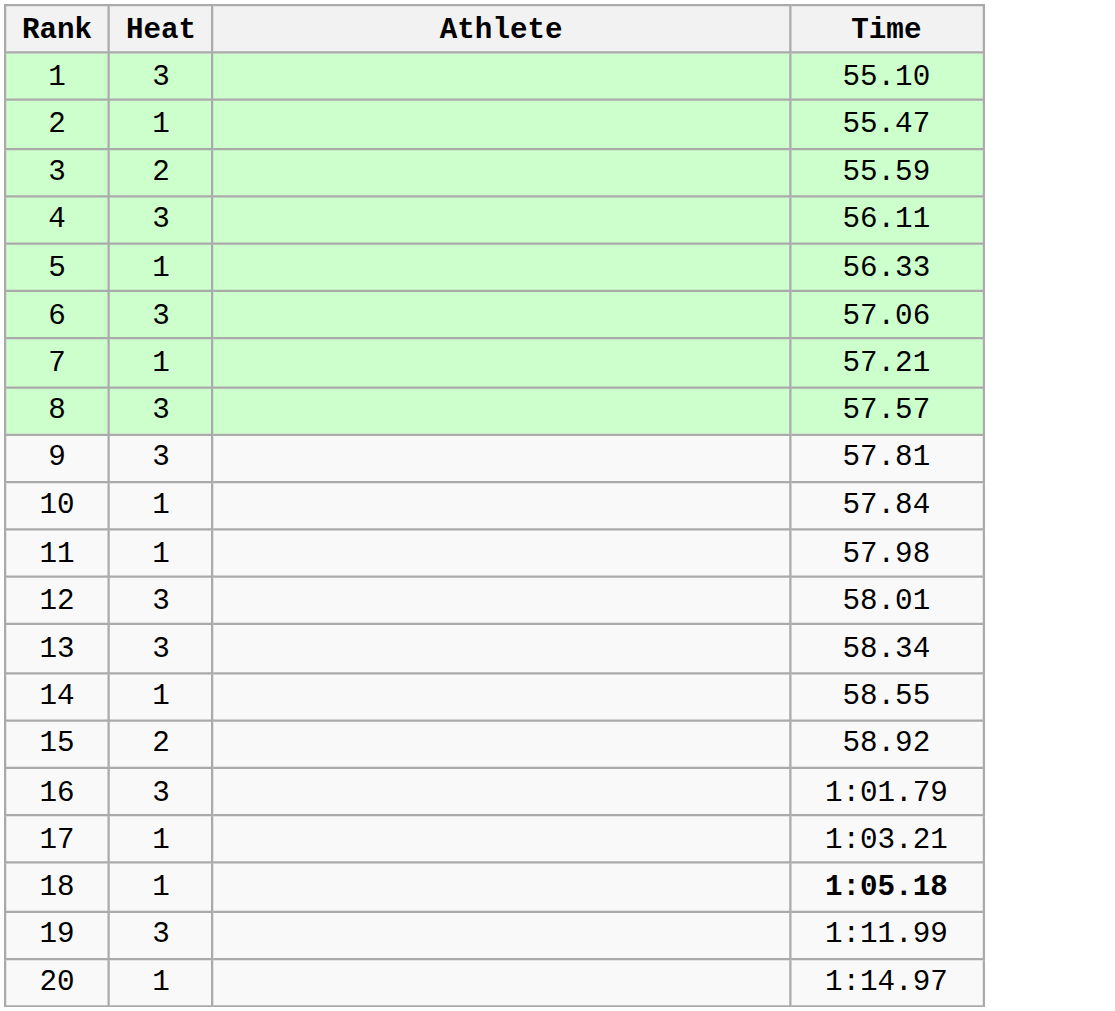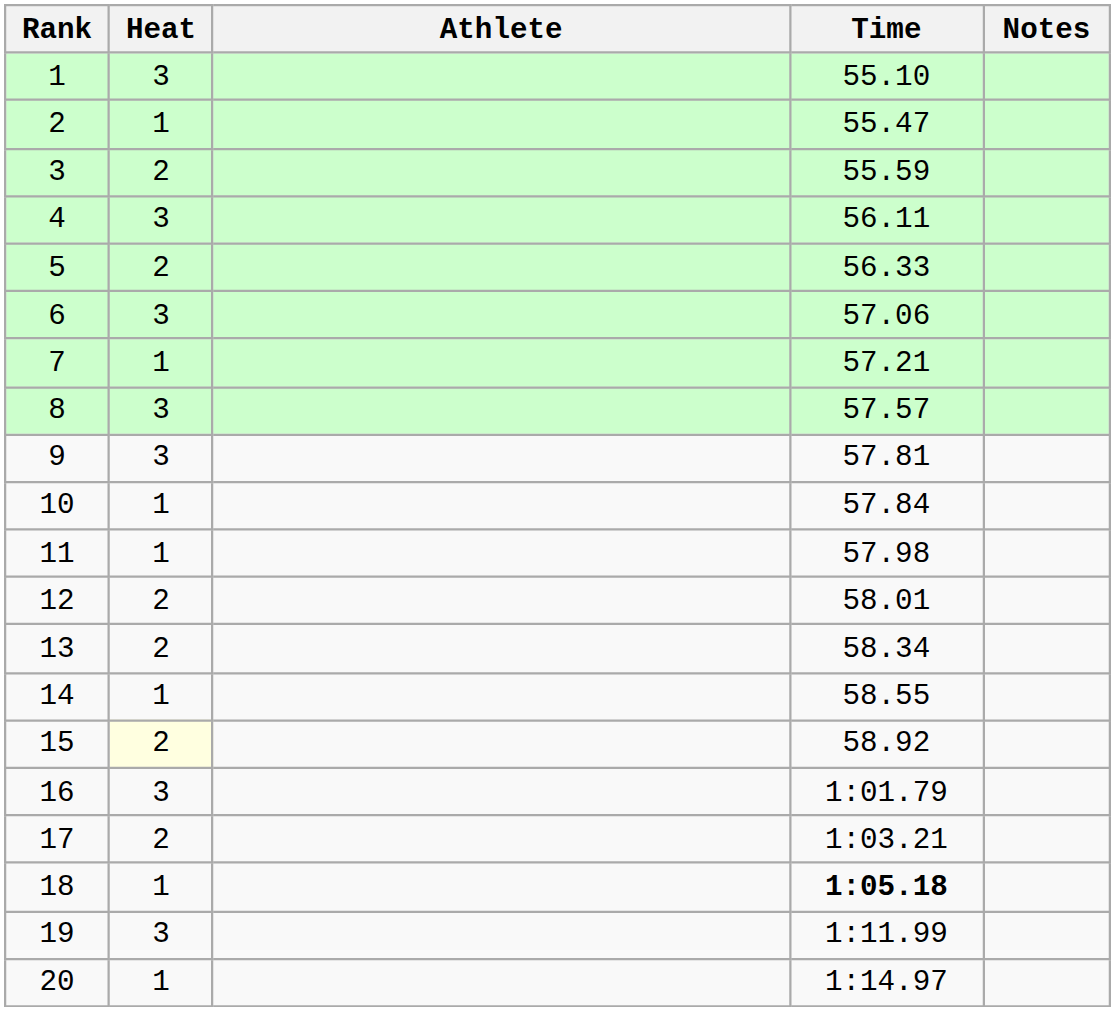+ column: (1047, 29)
(161, 267) 1 -> (161, 267) 2
(161, 601) 3 -> (161, 601) 2
(161, 649) 3 -> (161, 649) 2
(161, 744) no background -> (161, 744) lightyellow background
(161, 839) 1 -> (161, 839) 2
